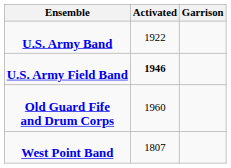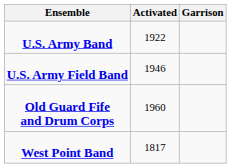(155, 69) bold -> (155, 69) normal
(155, 147) 1807 -> (155, 147) 1817
